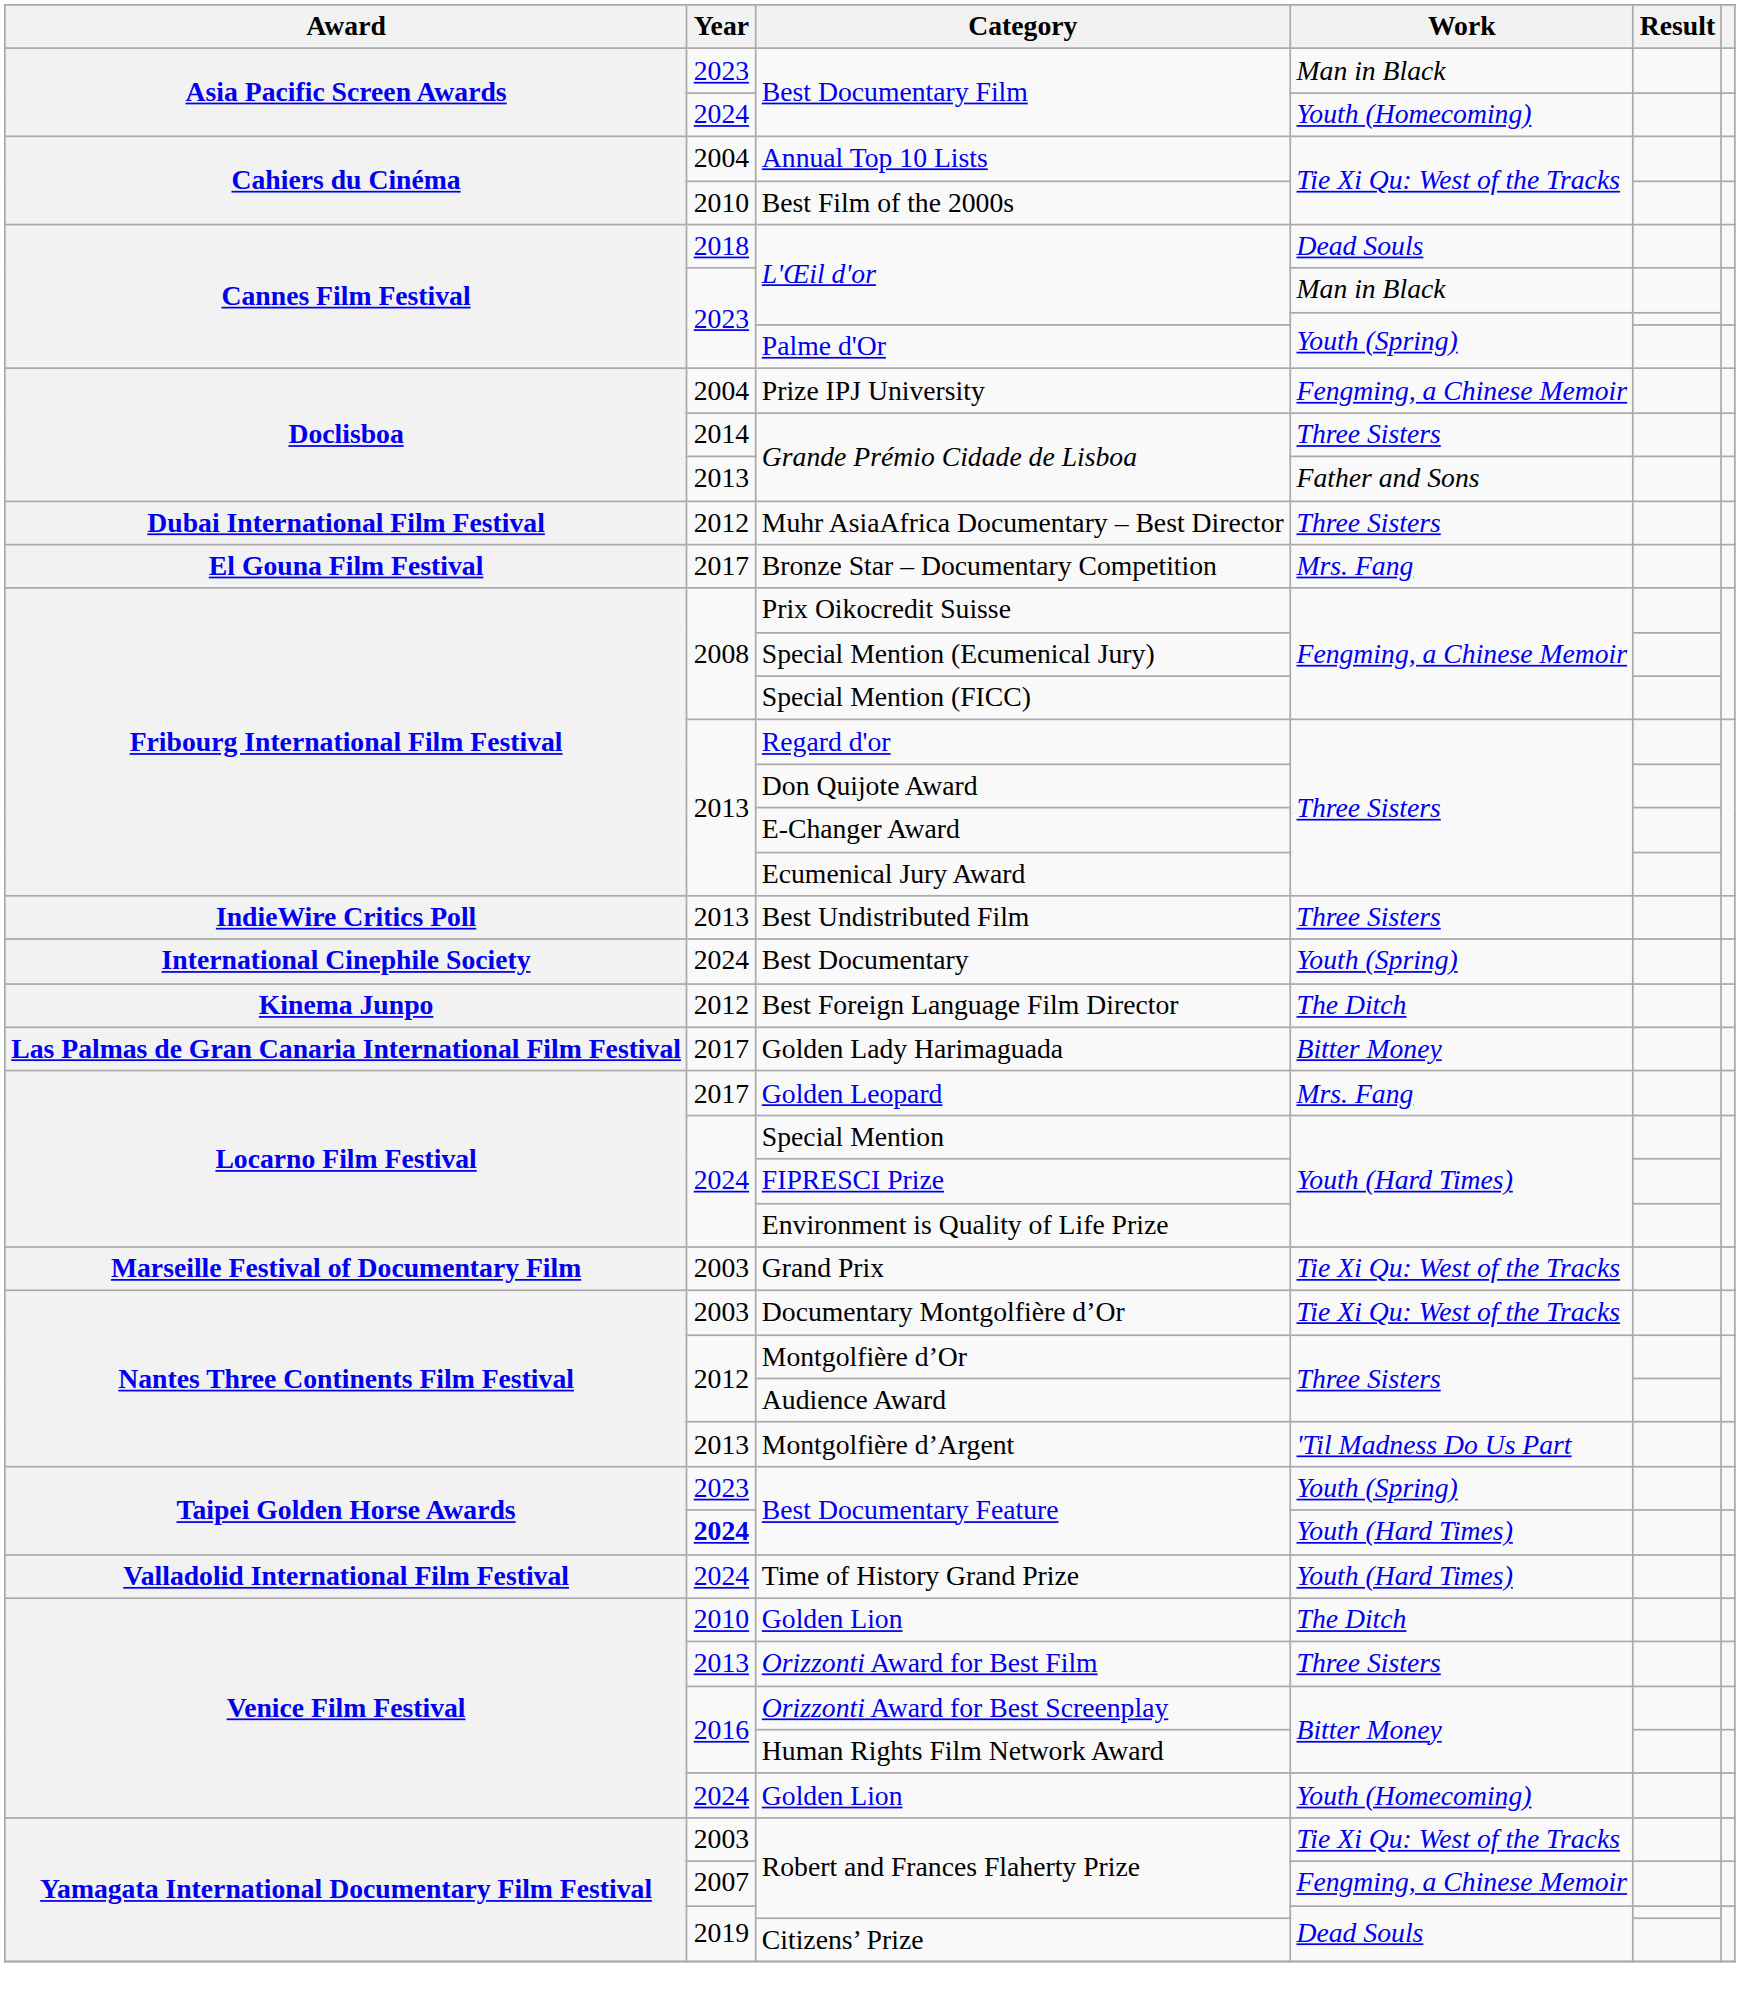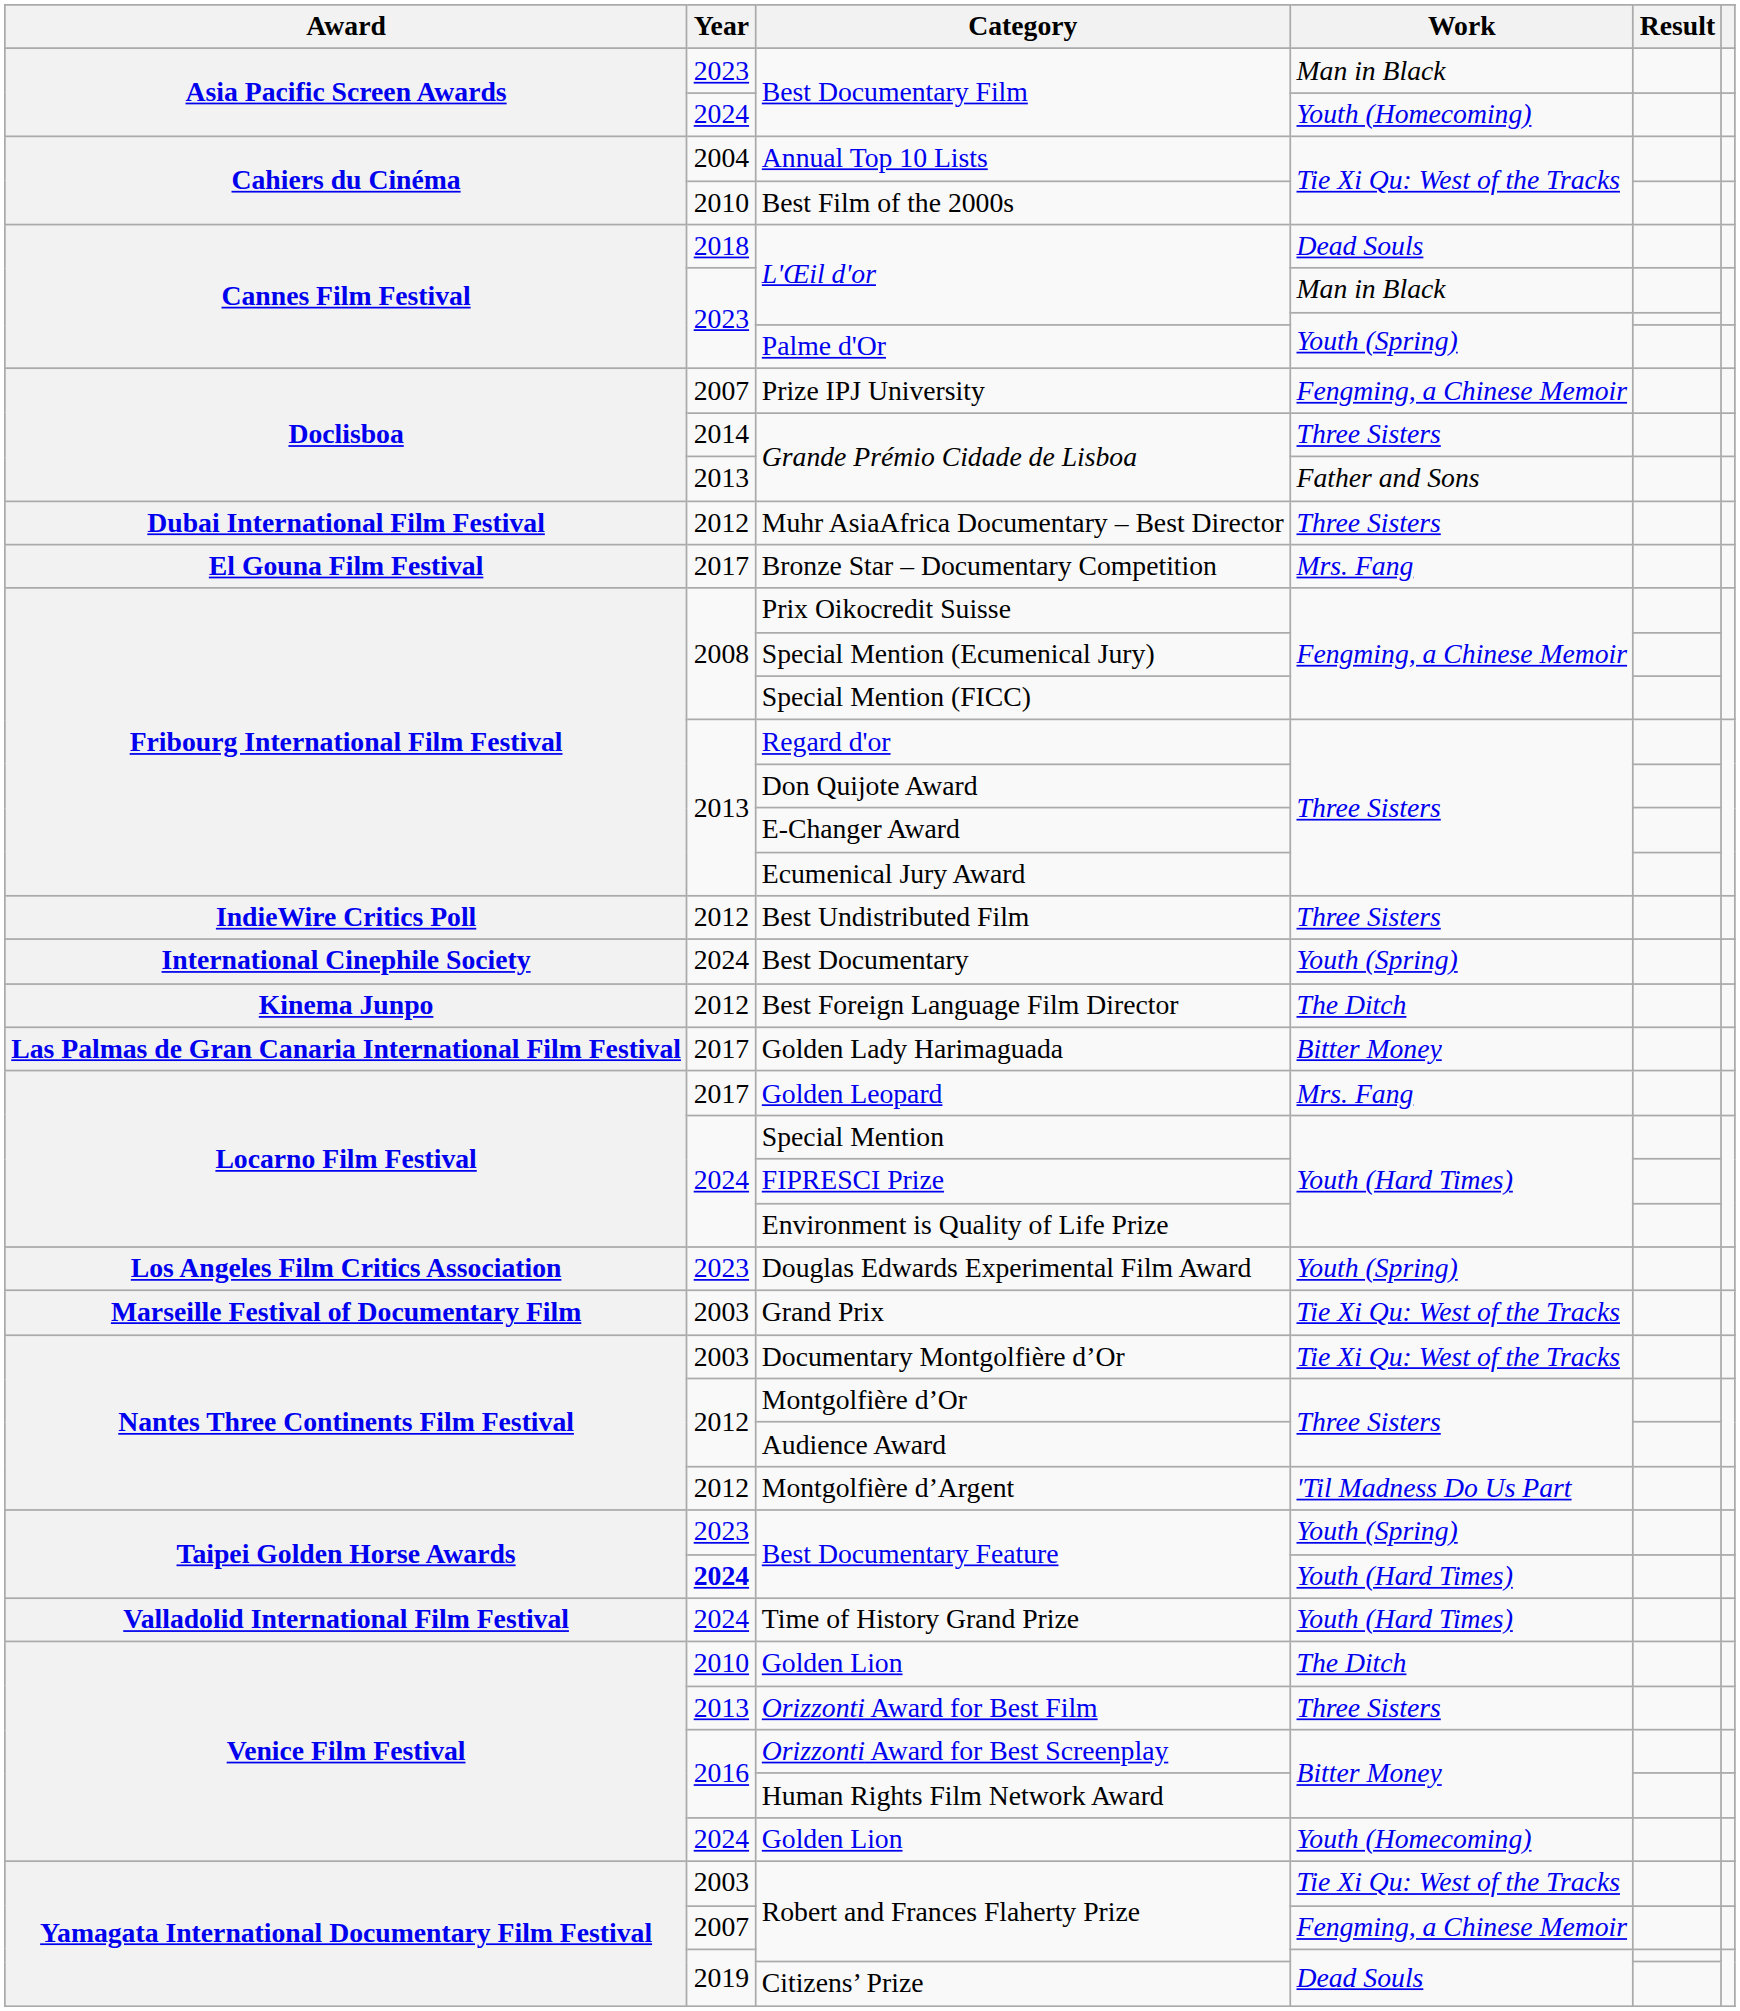(721, 390) 2004 -> (721, 390) 2007
(721, 917) 2013 -> (721, 917) 2012
+ row: (1007, 1268)
(721, 1443) 2013 -> (721, 1487) 2012
